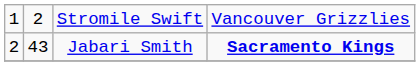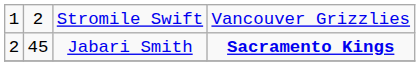(38, 47) 43 -> (38, 47) 45
